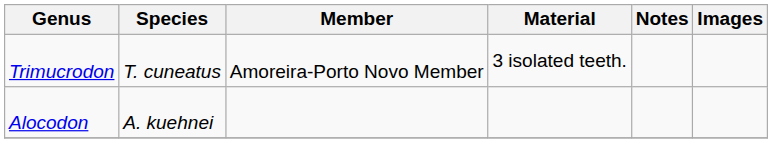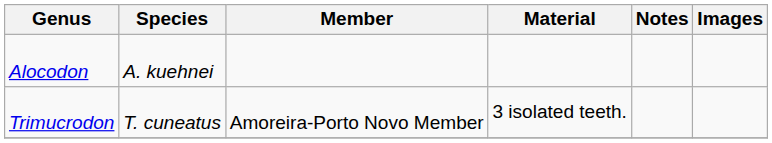rows swapped: (62, 71) <-> (49, 122)
